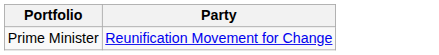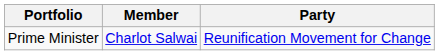+ column: (151, 15)
